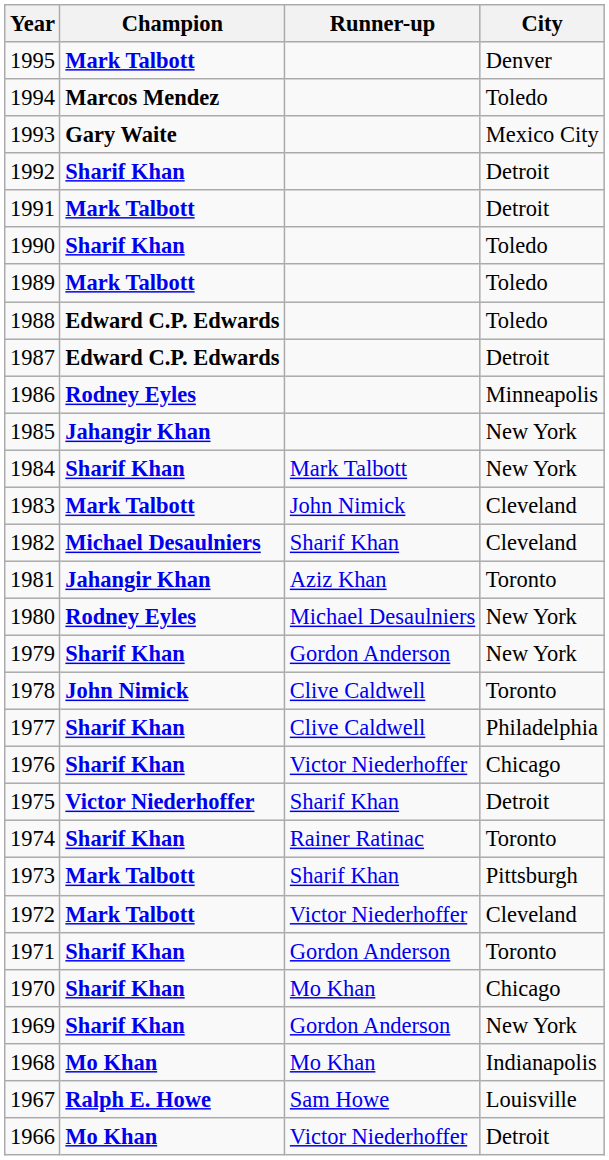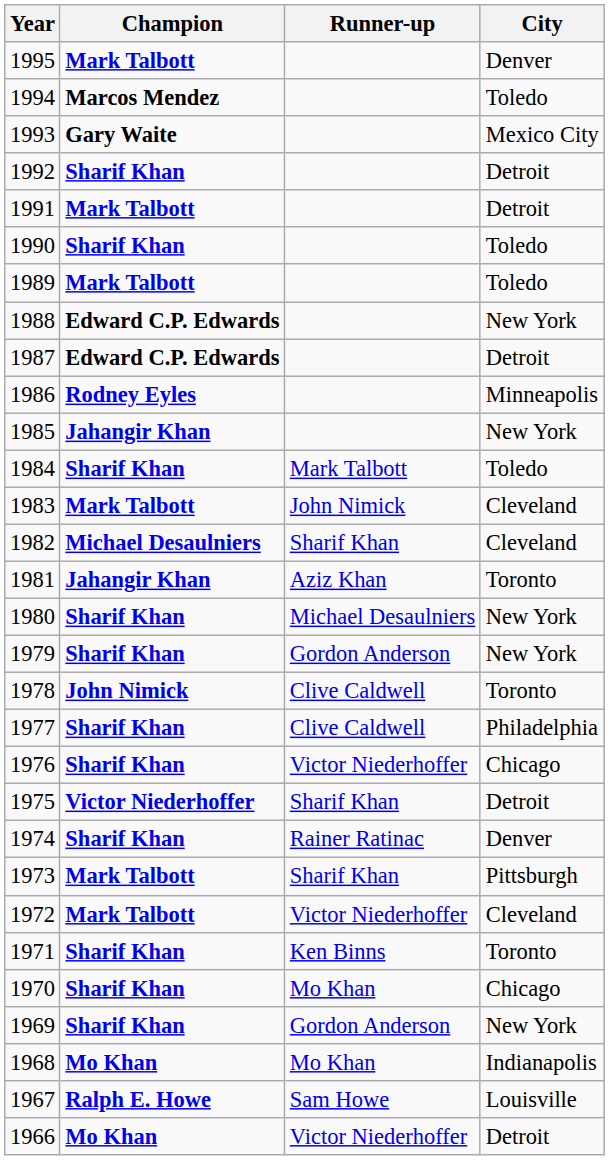(517, 319) Toledo -> (531, 319) New York
(531, 468) New York -> (517, 468) Toledo
(131, 616) Rodney Eyles -> (125, 616) Sharif Khan
(521, 839) Toronto -> (519, 839) Denver
(370, 950) Gordon Anderson -> (338, 950) Ken Binns
